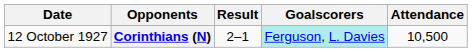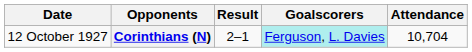(427, 36) 10,500 -> (427, 36) 10,704
